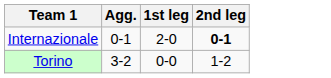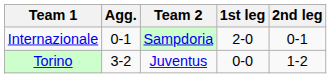+ column: (178, 15)
(221, 38) bold -> (297, 38) normal
